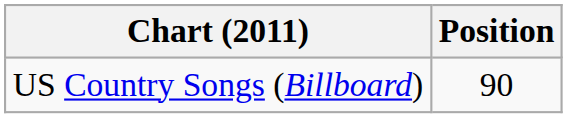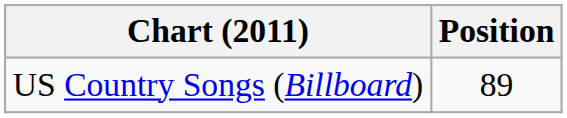(497, 84) 90 -> (497, 84) 89
